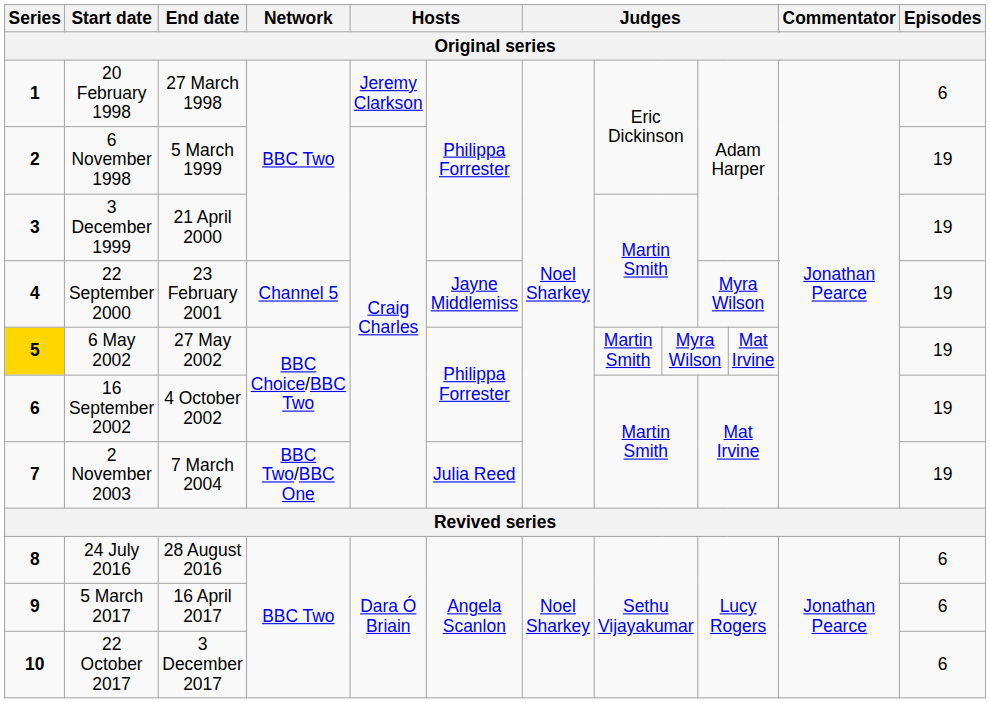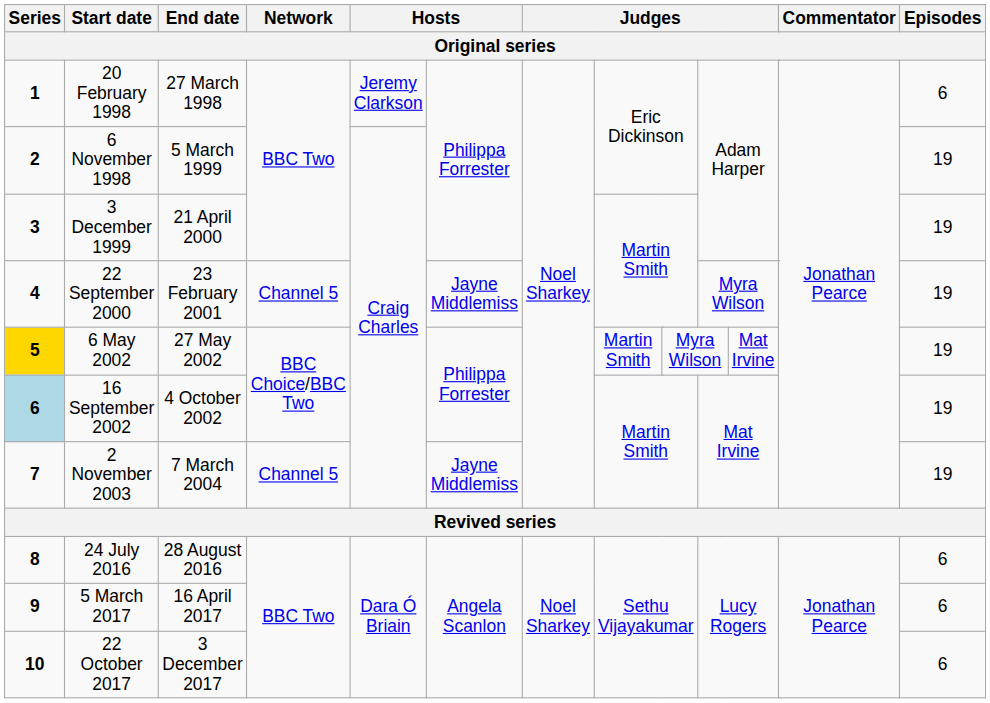(35, 408) no background -> (35, 408) lightblue background
(298, 475) BBC Two/BBC One -> (298, 475) Channel 5
(474, 475) Julia Reed -> (474, 475) Jayne Middlemiss
